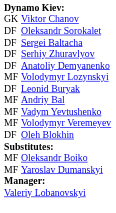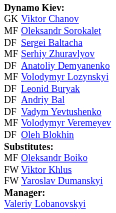(10, 31) DF -> (11, 31) MF
(10, 54) DF -> (11, 54) MF
(11, 100) MF -> (10, 100) DF
(11, 111) MF -> (10, 111) DF
+ row: (46, 169)
(11, 169) MF -> (11, 181) FW
